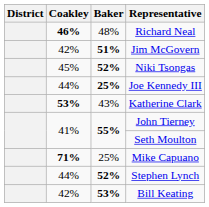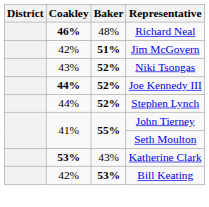(69, 67) 45% -> (69, 67) 43%
(69, 85) normal -> (69, 85) bold
(109, 85) 25% -> (109, 85) 52%
rows swapped: (165, 103) <-> (165, 175)
- row: (165, 157)
